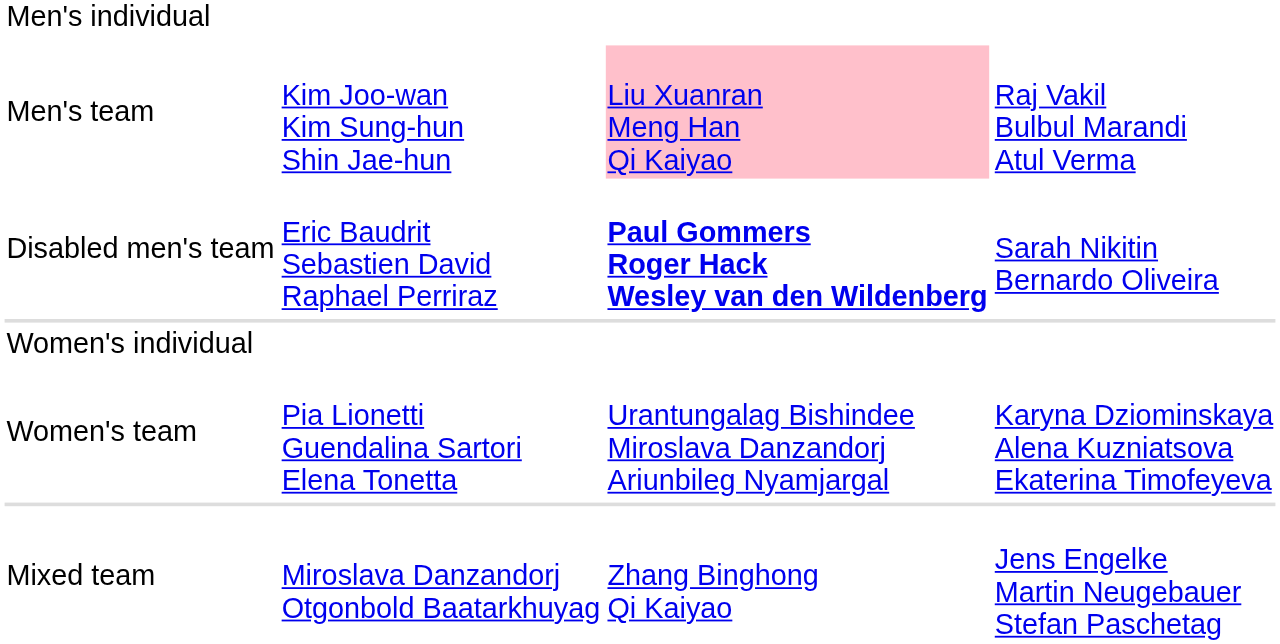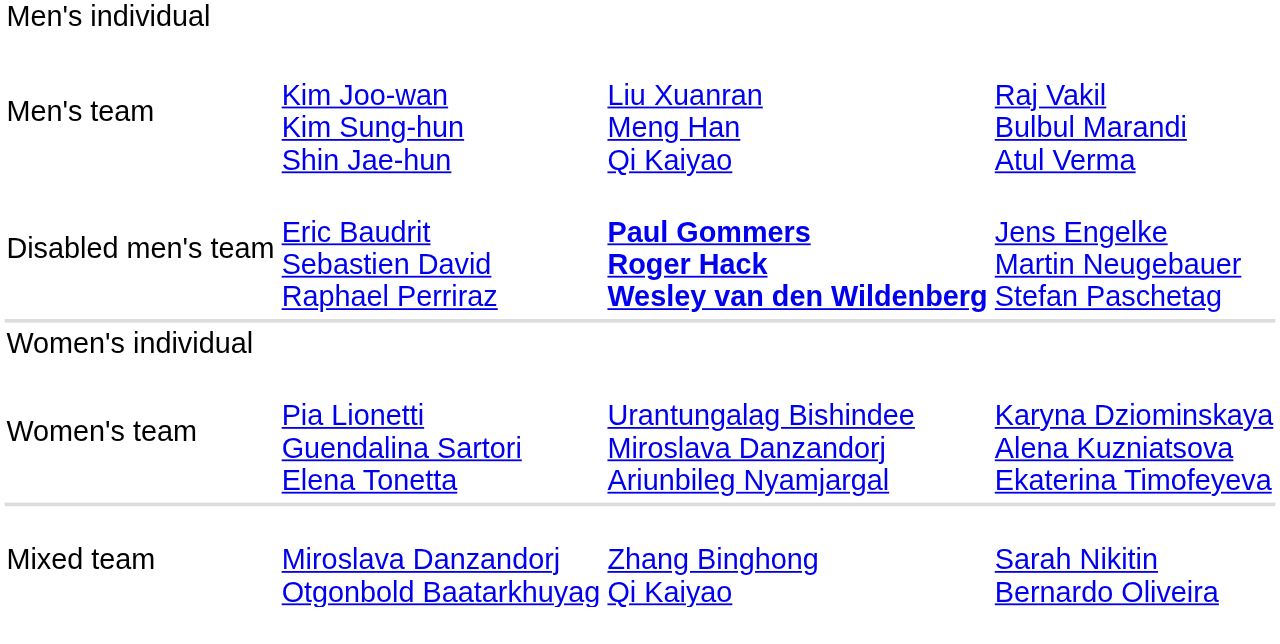(685, 127) pink background -> (685, 127) no background
(1107, 264) Sarah Nikitin Bernardo Oliveira -> (1118, 264) Jens Engelke Martin Neugebauer Stefan Paschetag
(1118, 592) Jens Engelke Martin Neugebauer Stefan Paschetag -> (1107, 576) Sarah Nikitin Bernardo Oliveira
